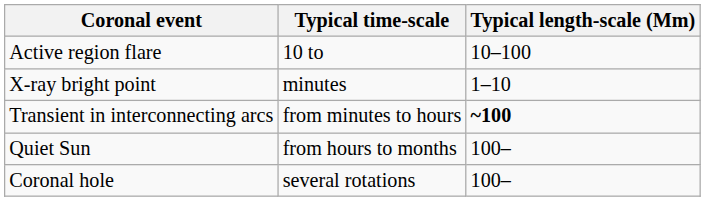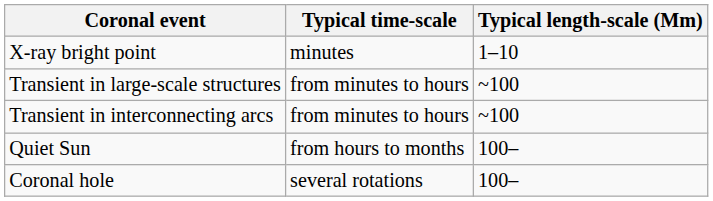- row: (85, 52)
+ row: (145, 84)
(491, 116) bold -> (499, 116) normal
